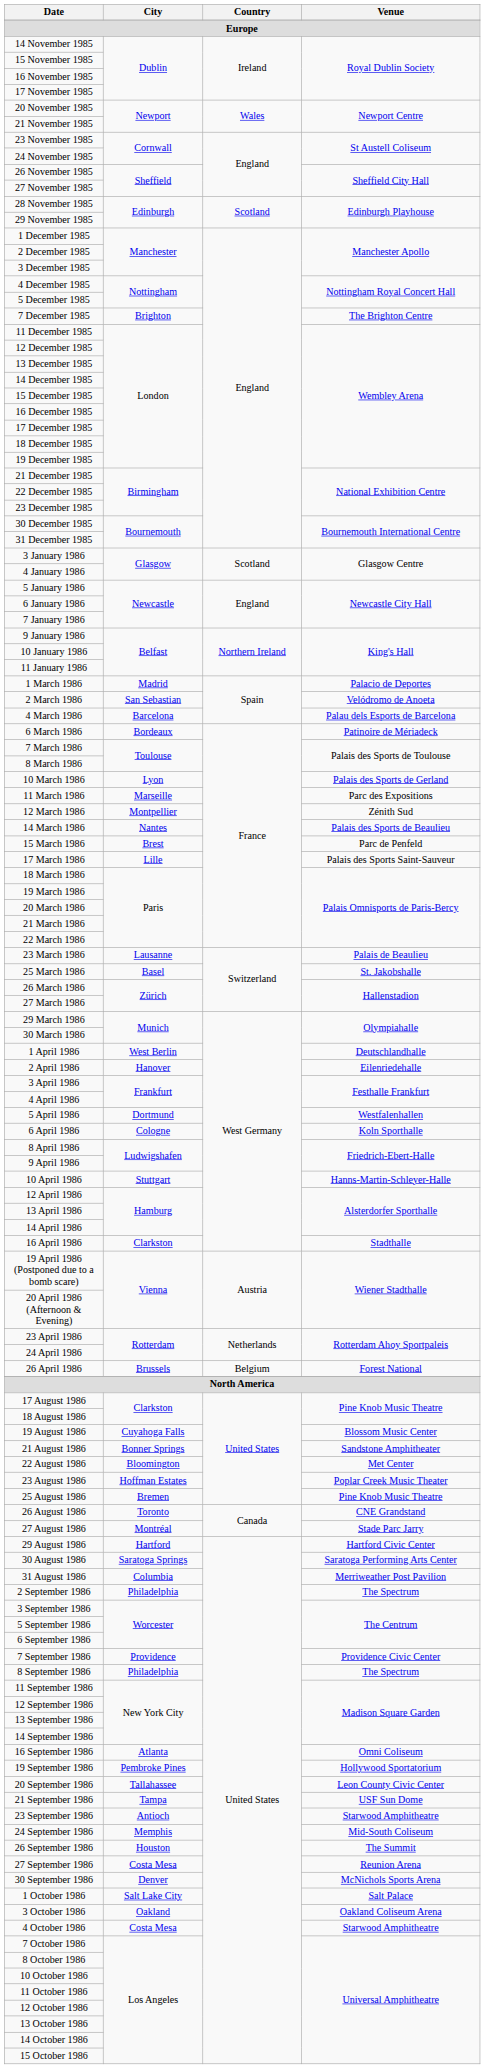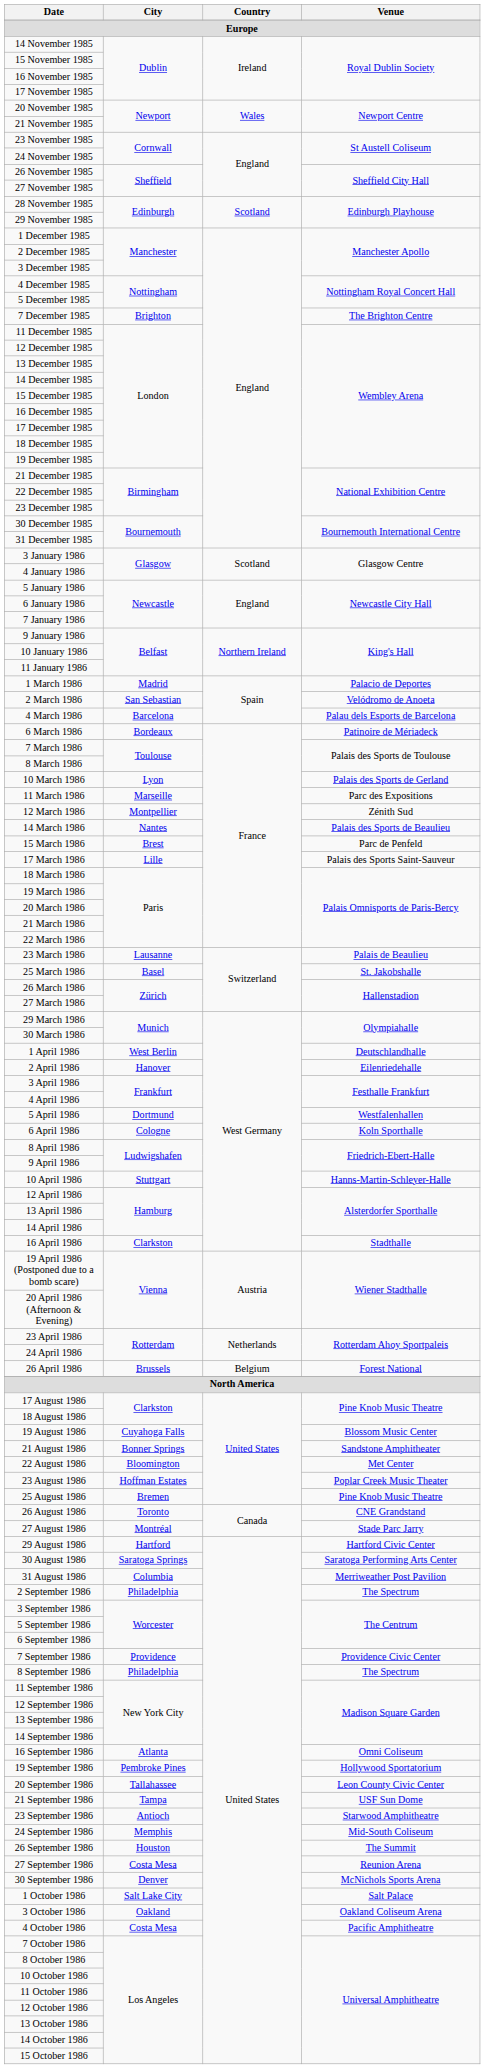(391, 1928) Starwood Amphitheatre -> (391, 1928) Pacific Amphitheatre
